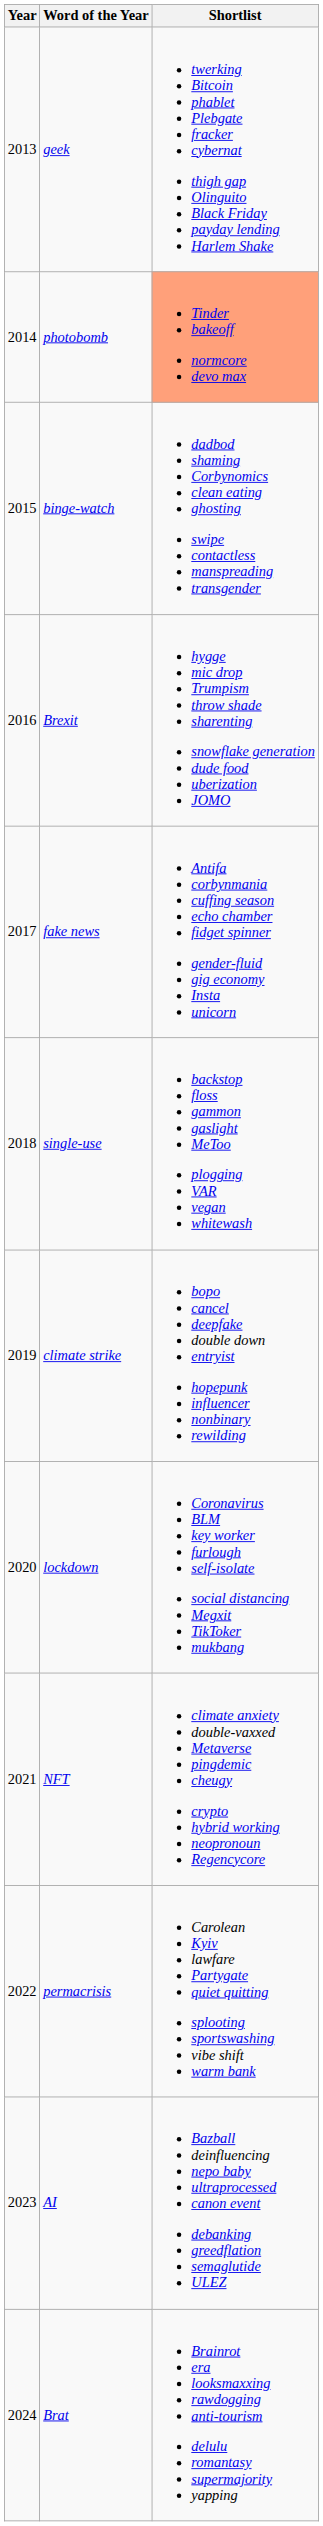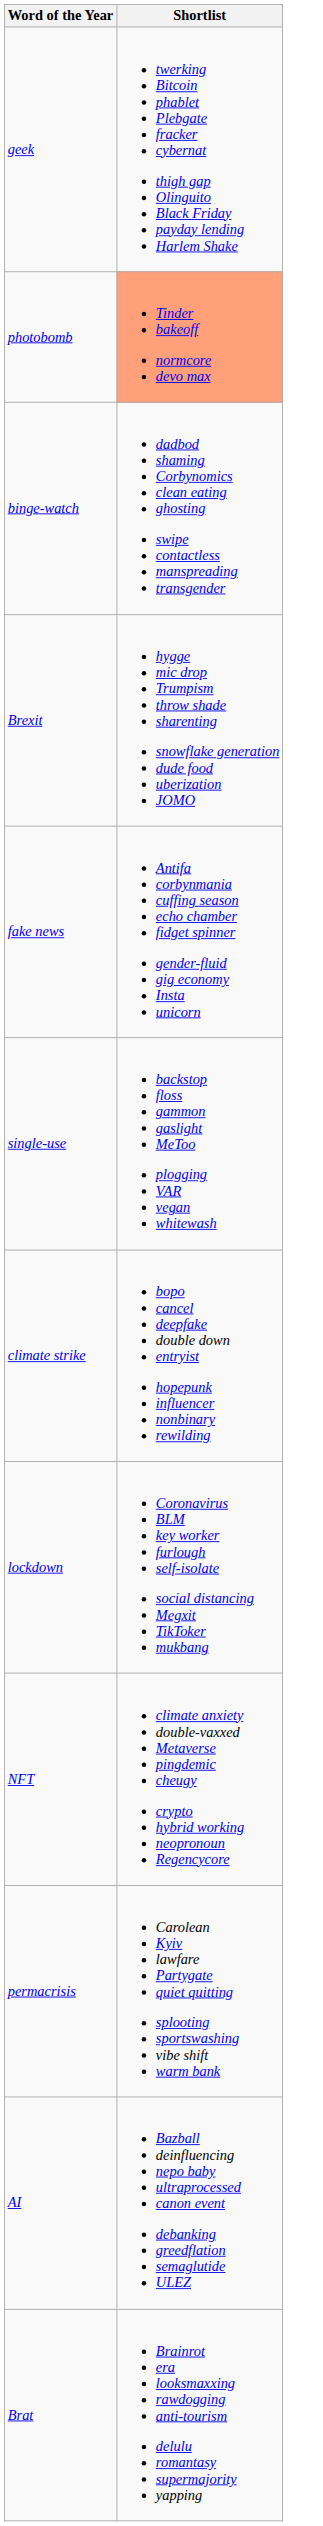- column: (22, 15)
